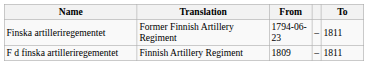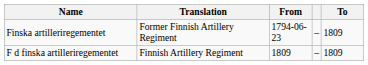(333, 32) 1811 -> (333, 32) 1809
(333, 53) 1811 -> (333, 53) 1809
